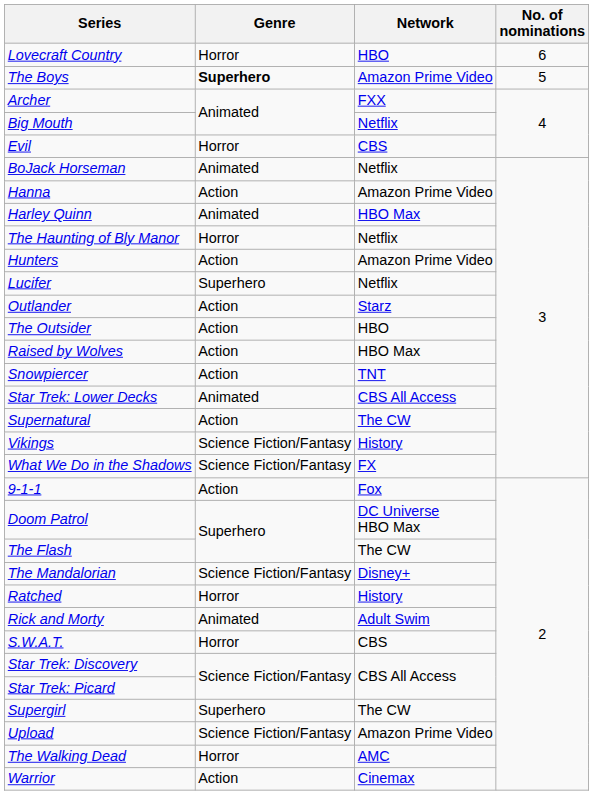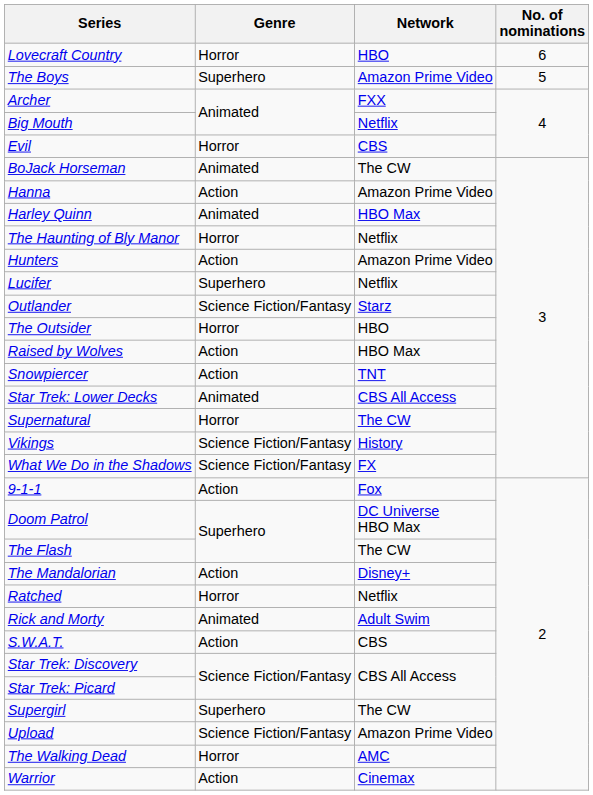(234, 77) bold -> (232, 77) normal
(378, 169) Netflix -> (384, 169) The CW
(218, 306) Action -> (275, 306) Science Fiction/Fantasy
(218, 329) Action -> (219, 329) Horror
(218, 420) Action -> (219, 420) Horror
(275, 573) Science Fiction/Fantasy -> (218, 573) Action
(380, 596) History -> (378, 596) Netflix
(219, 642) Horror -> (218, 642) Action
